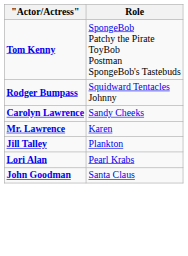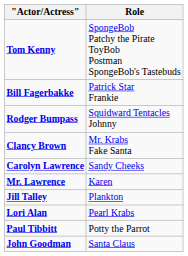+ row: (40, 92)
+ row: (36, 145)
+ row: (32, 228)
